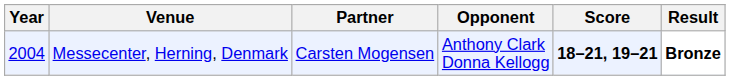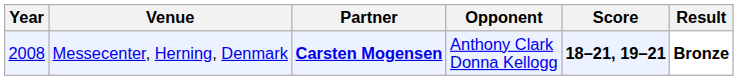(27, 53) 2004 -> (27, 53) 2008
(365, 53) normal -> (369, 53) bold
